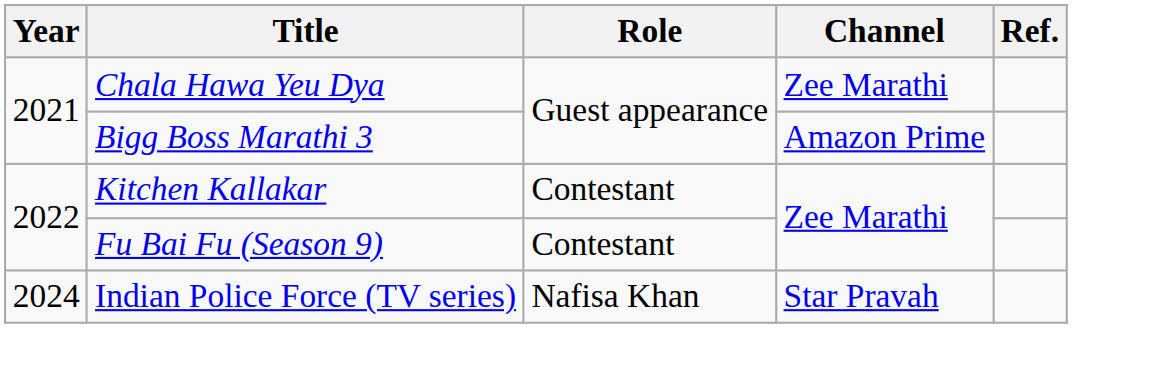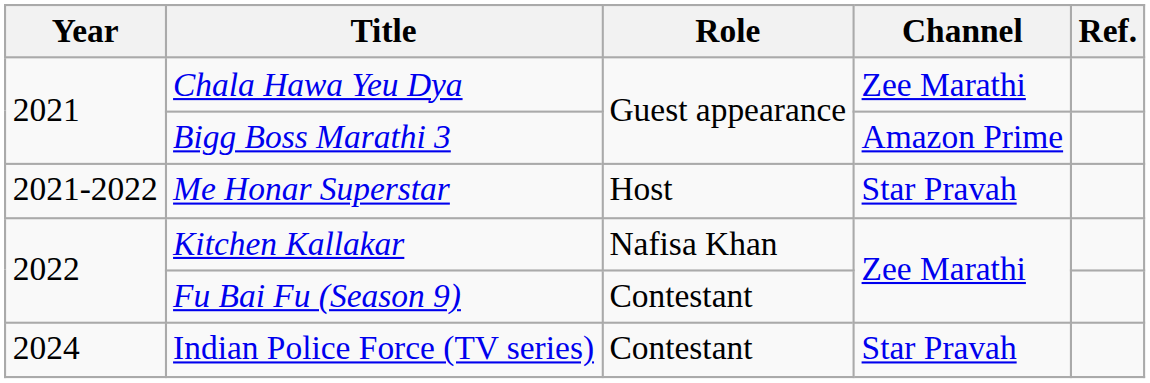+ row: (311, 190)
(603, 190) Contestant -> (693, 243) Nafisa Khan
(615, 296) Nafisa Khan -> (681, 349) Contestant
